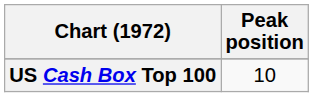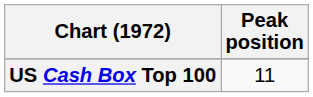(265, 75) 10 -> (265, 75) 11
